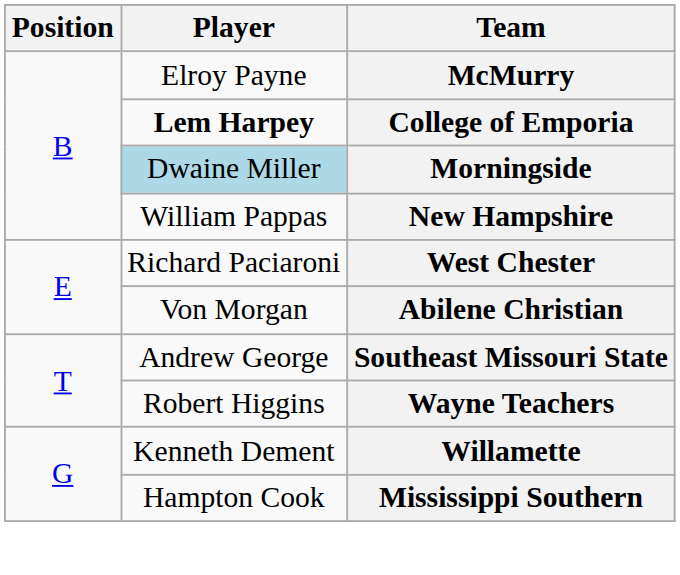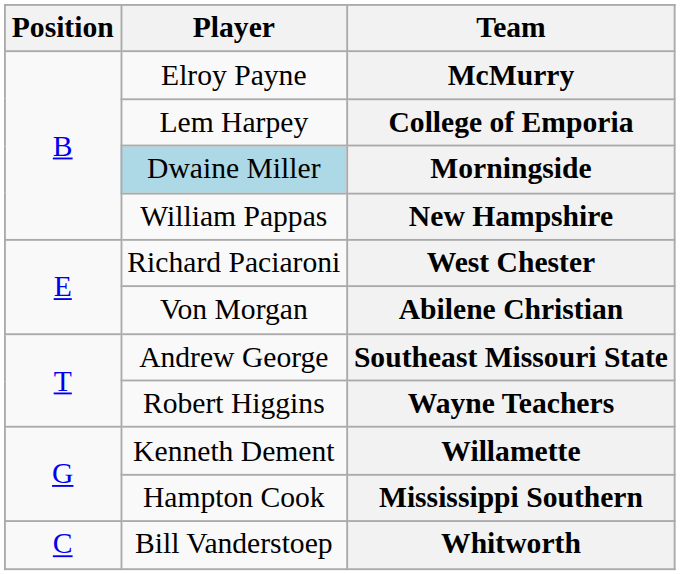(234, 121) bold -> (234, 121) normal
+ row: (511, 544)
